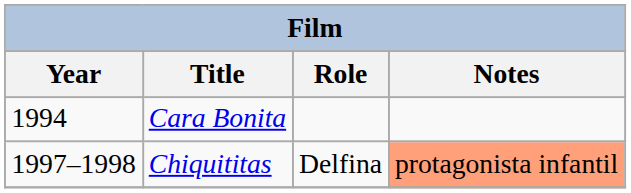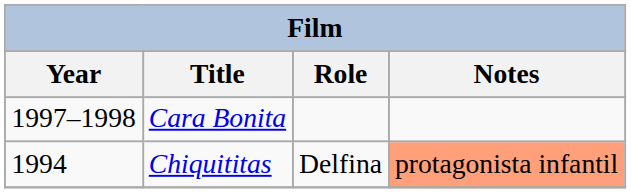(39, 118) 1994 -> (74, 118) 1997–1998
(74, 164) 1997–1998 -> (39, 164) 1994
